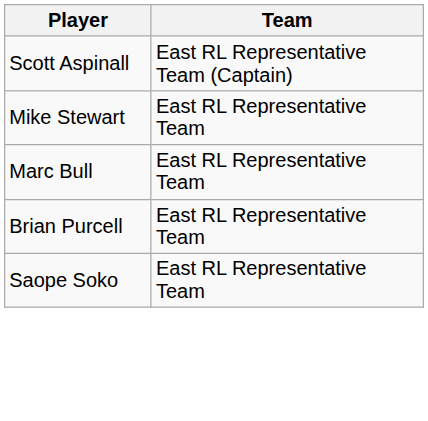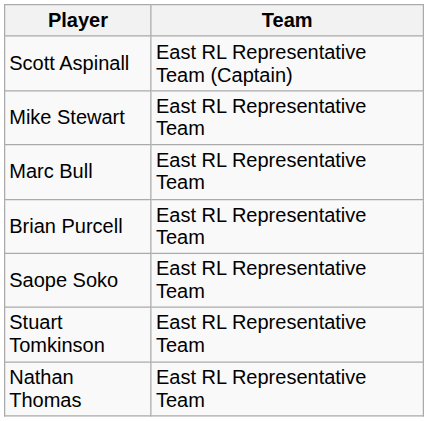+ row: (57, 334)
+ row: (45, 388)
